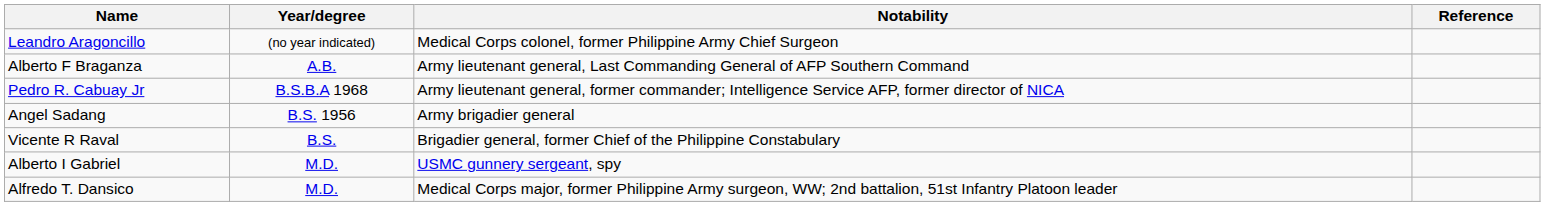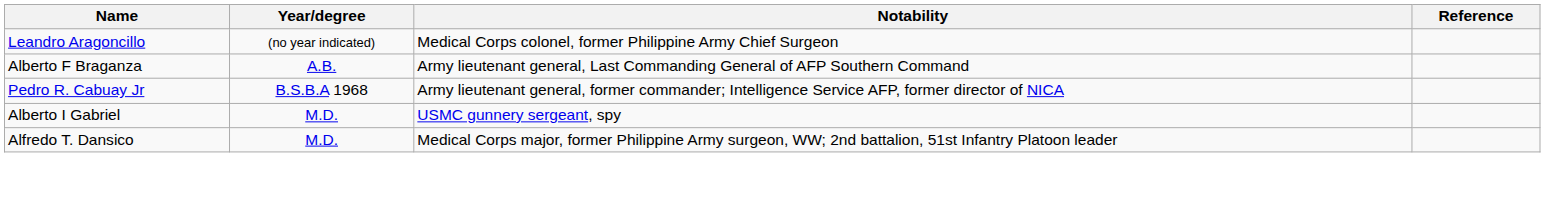- row: (57, 115)
- row: (64, 139)
